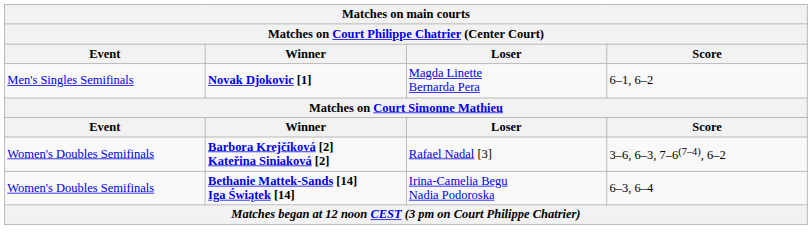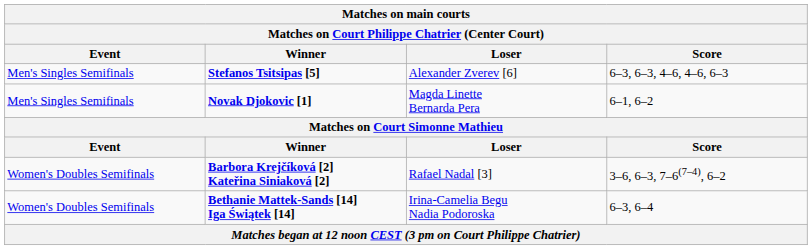+ row: (264, 73)
